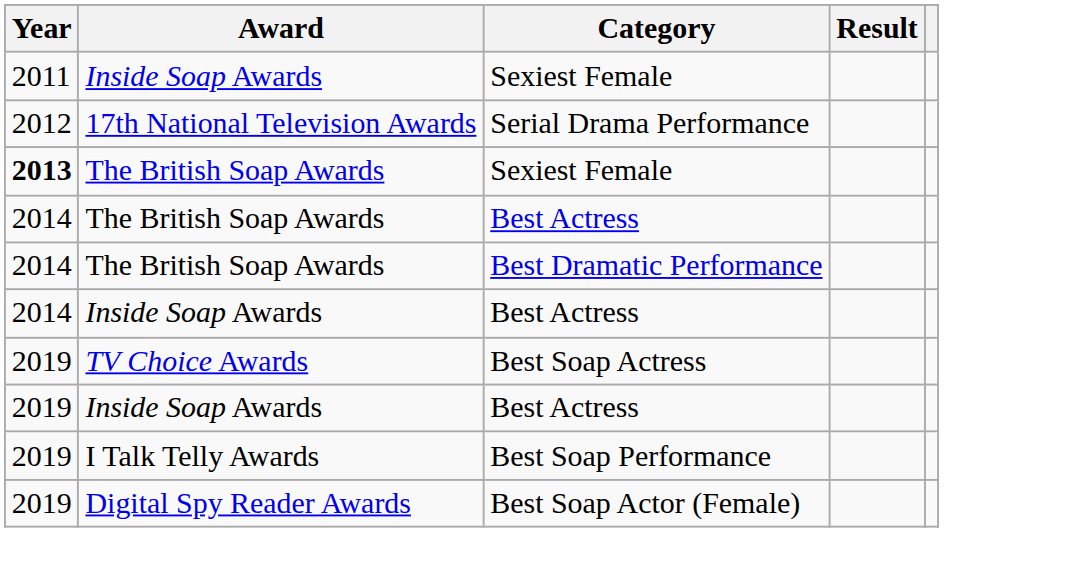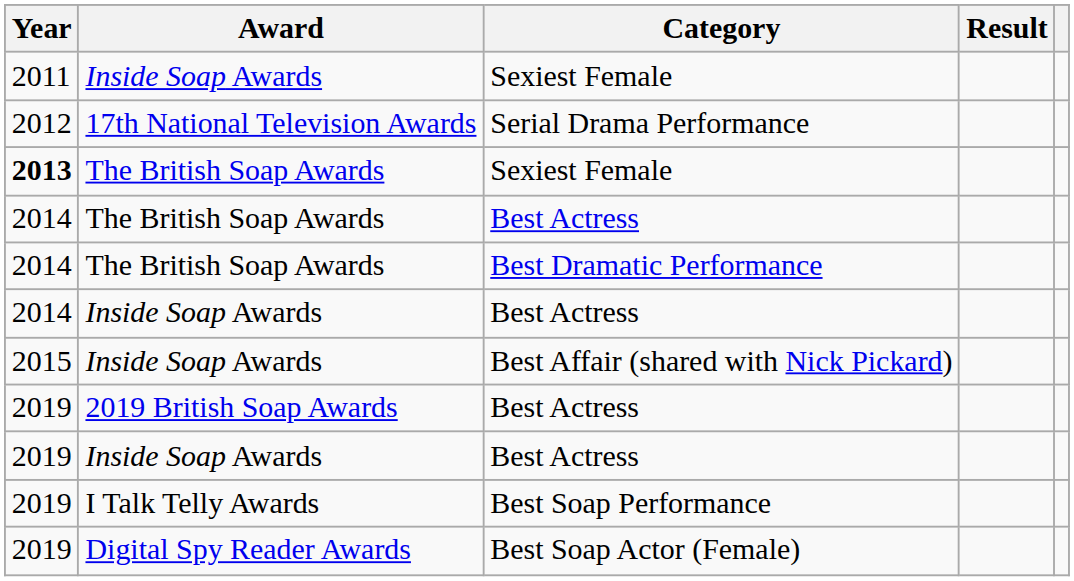+ row: (204, 360)
- row: (197, 360)
+ row: (242, 407)
